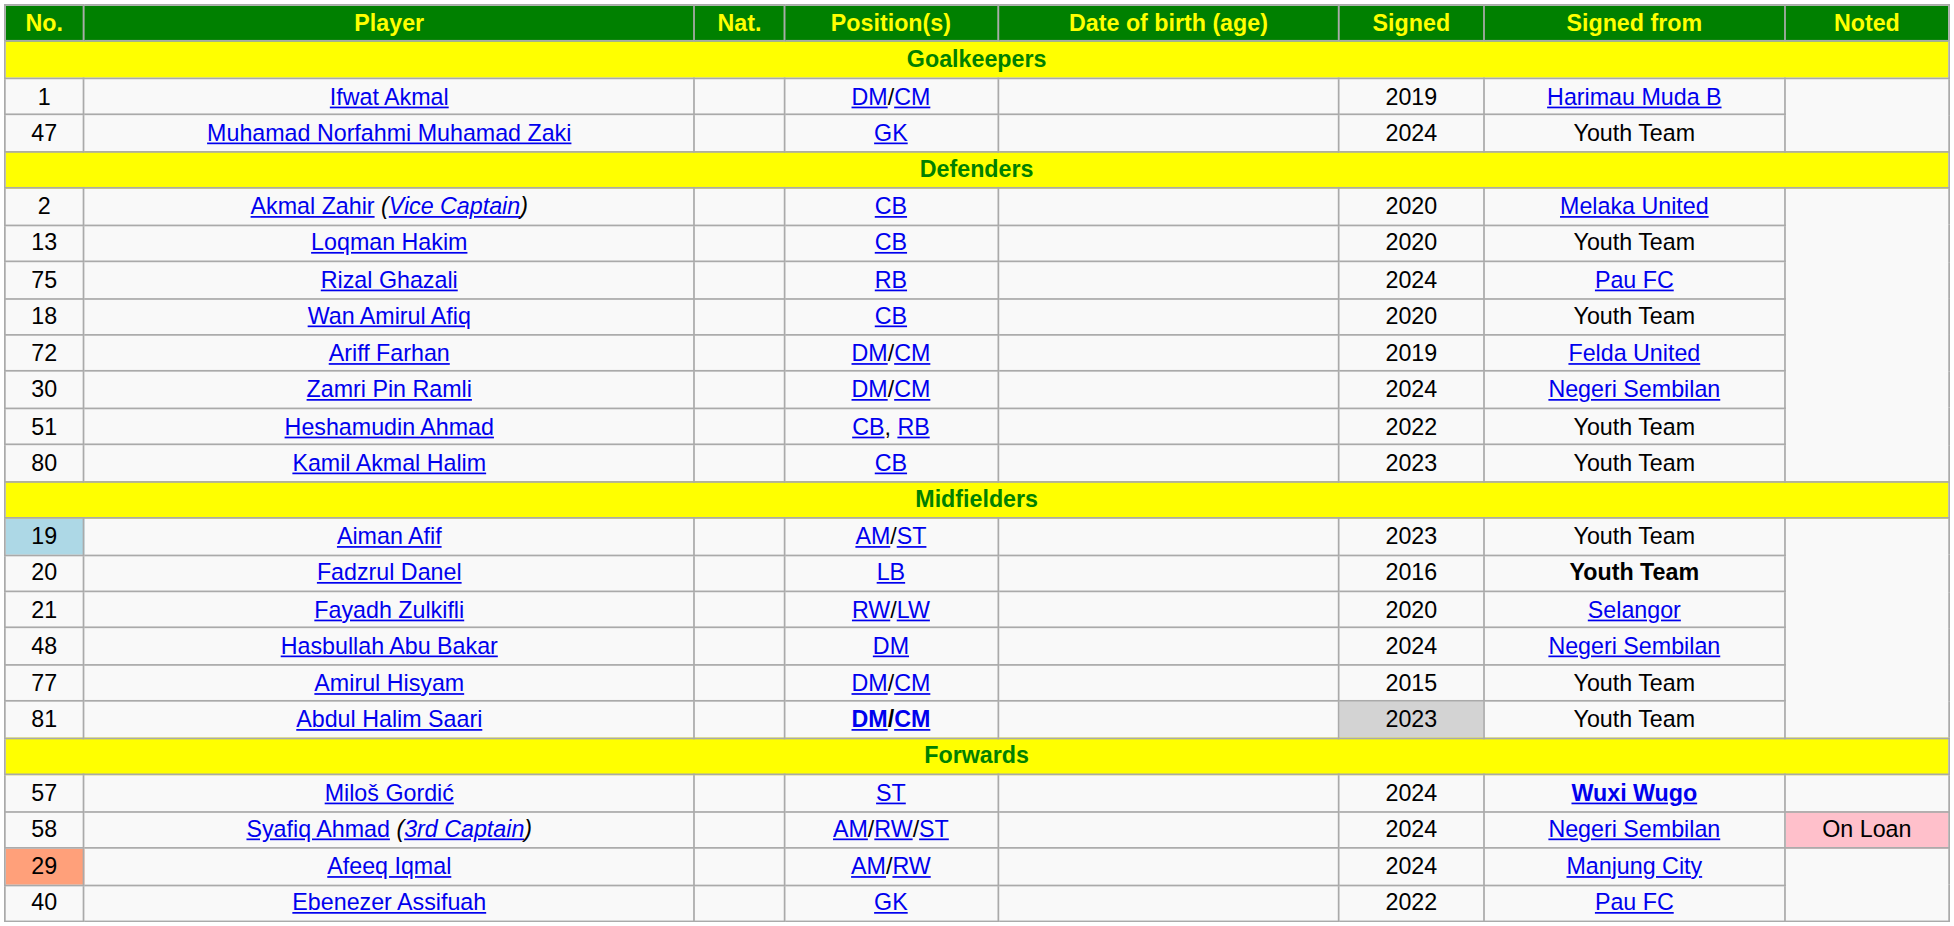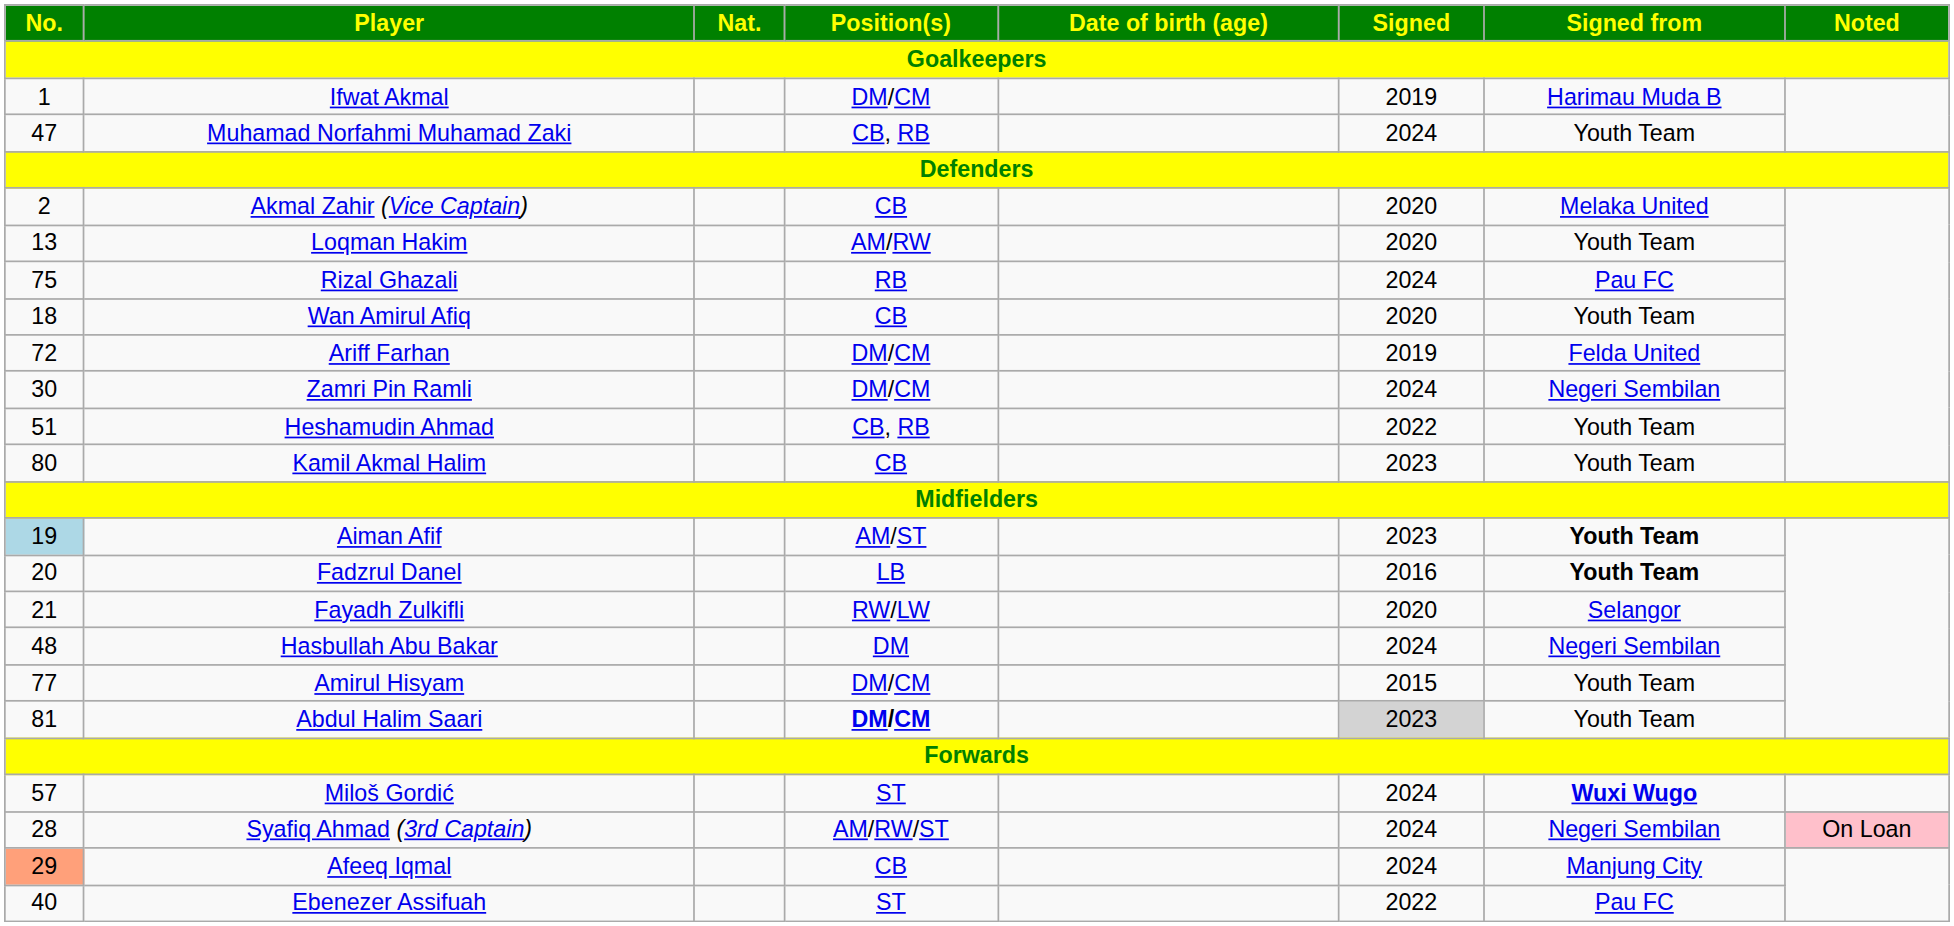(891, 133) GK -> (891, 133) CB, RB
(891, 243) CB -> (891, 243) AM/RW
(1634, 536) normal -> (1634, 536) bold
(44, 829) 58 -> (44, 829) 28
(891, 866) AM/RW -> (891, 866) CB
(891, 903) GK -> (891, 903) ST
